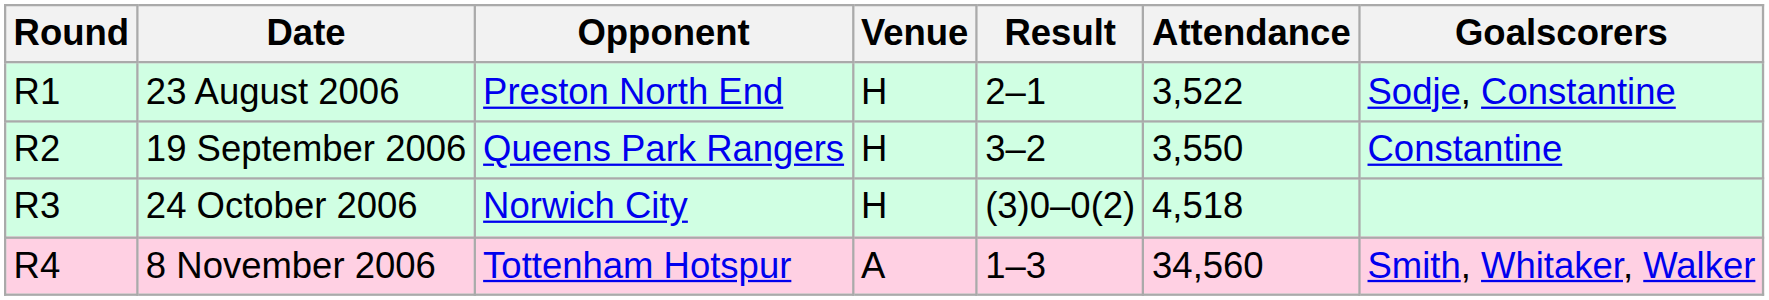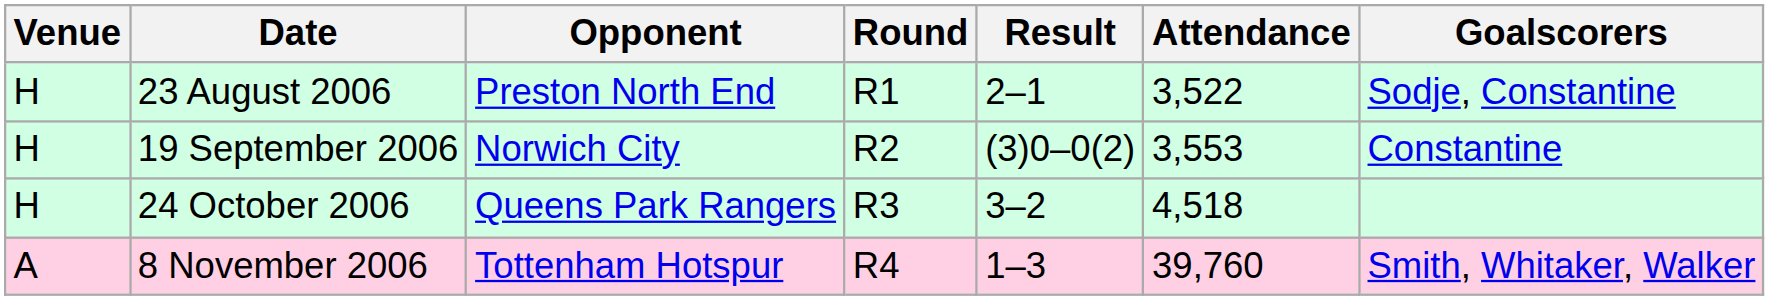columns swapped: (71, 33) <-> (915, 33)
(664, 149) Queens Park Rangers -> (577, 149) Norwich City
(1016, 149) 3–2 -> (1060, 149) (3)0–0(2)
(1198, 149) 3,550 -> (1198, 149) 3,553
(585, 206) Norwich City -> (656, 206) Queens Park Rangers
(1060, 206) (3)0–0(2) -> (1016, 206) 3–2
(1208, 264) 34,560 -> (1208, 264) 39,760
